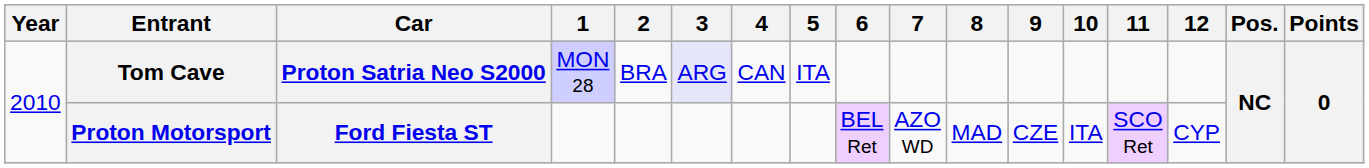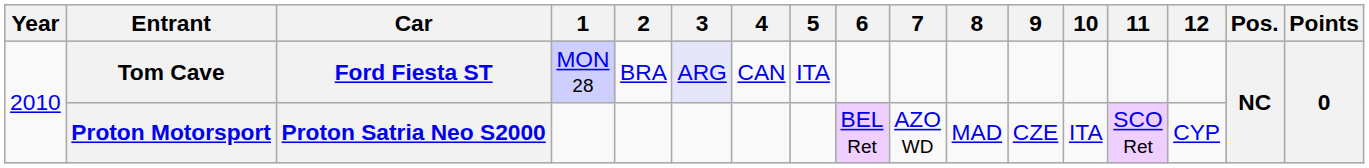(414, 72) Proton Satria Neo S2000 -> (414, 72) Ford Fiesta ST
(414, 133) Ford Fiesta ST -> (414, 133) Proton Satria Neo S2000
